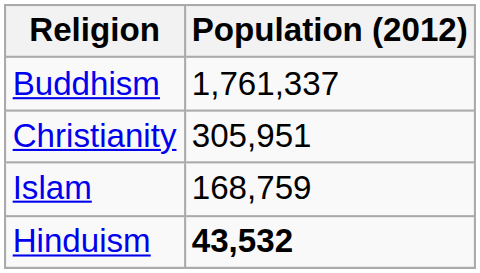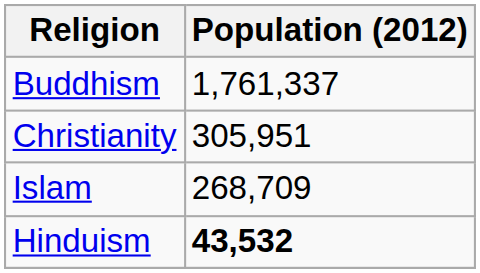(252, 188) 168,759 -> (252, 188) 268,709
